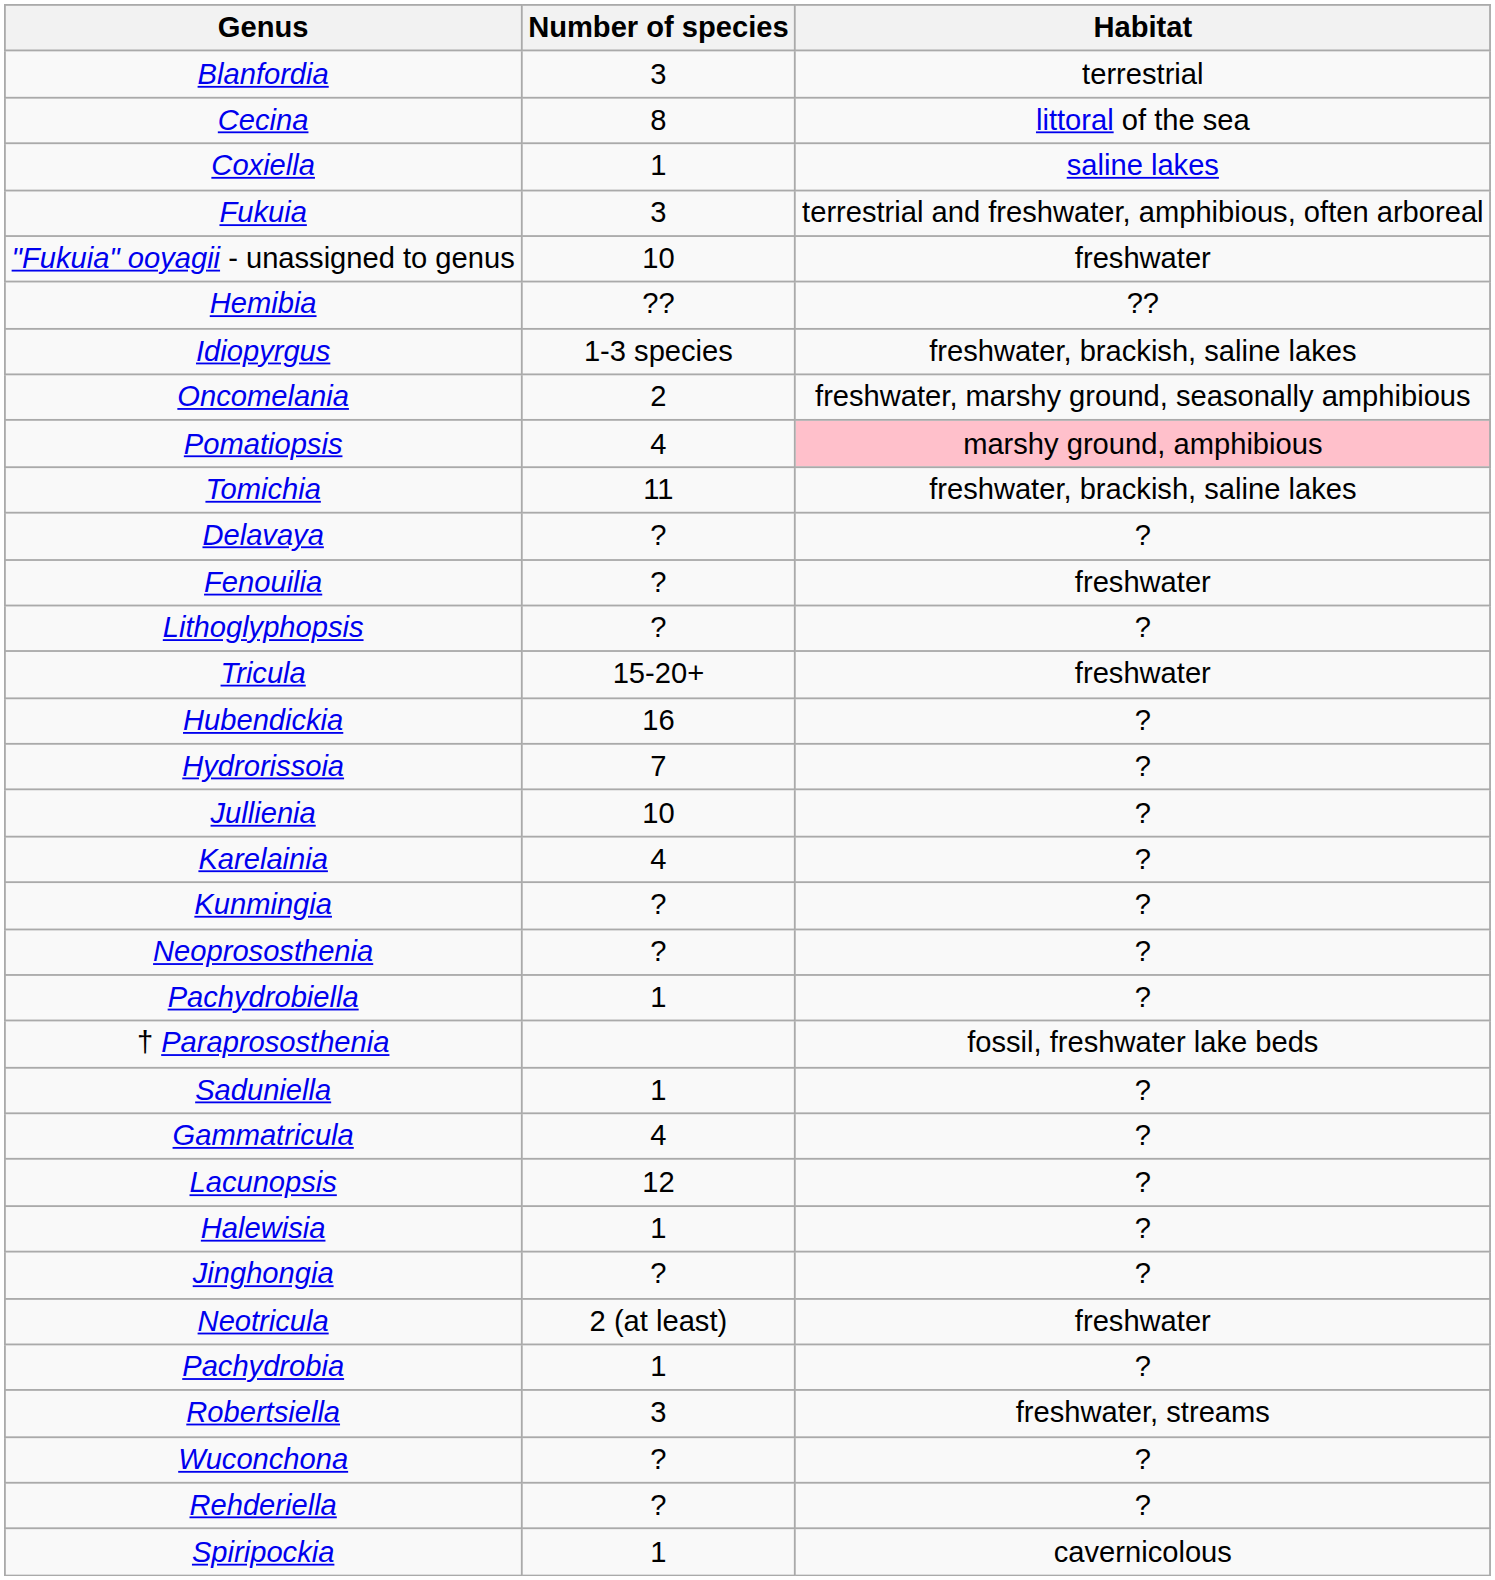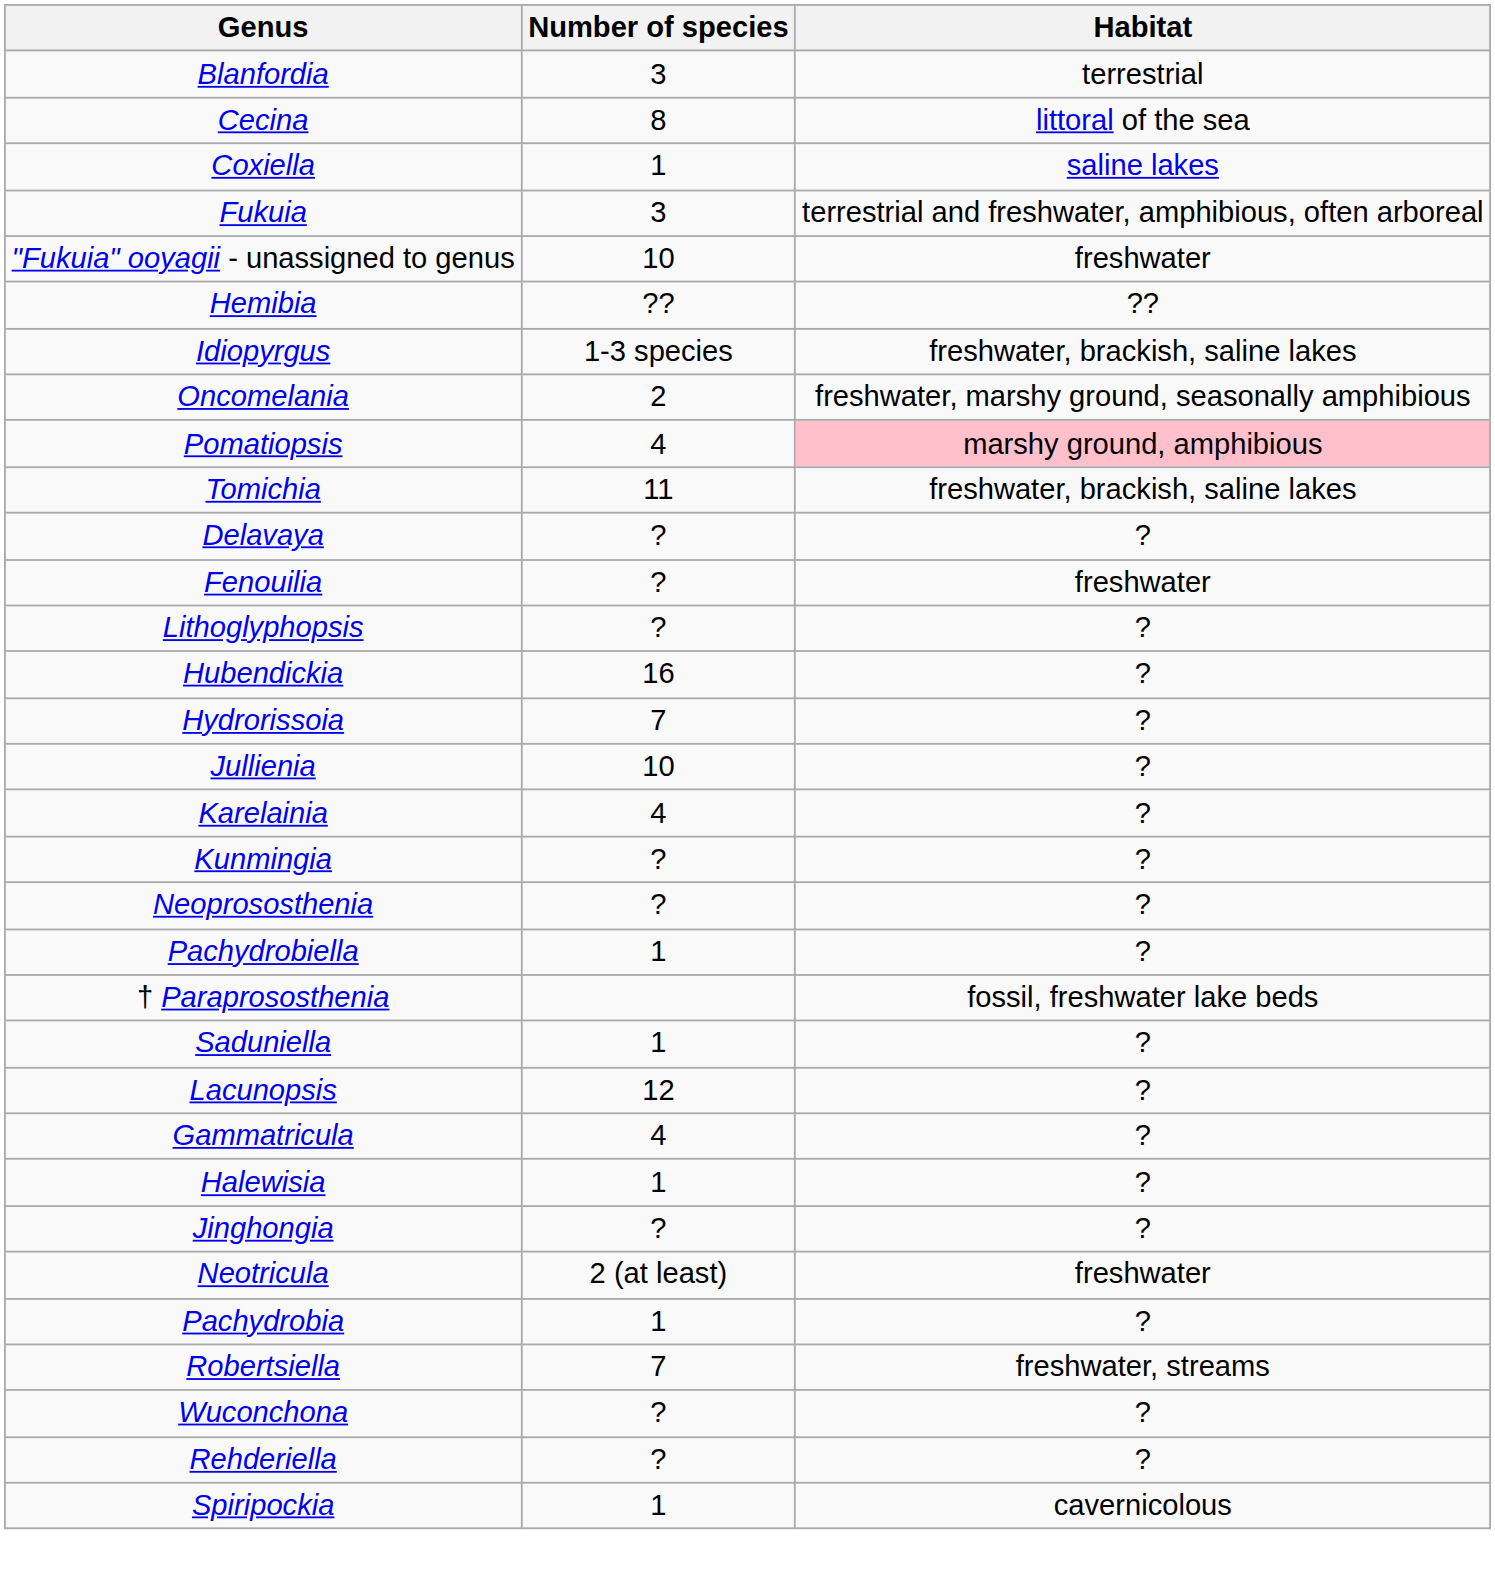- row: (263, 674)
rows swapped: (263, 1182) <-> (263, 1135)
(658, 1413) 3 -> (658, 1366) 7
